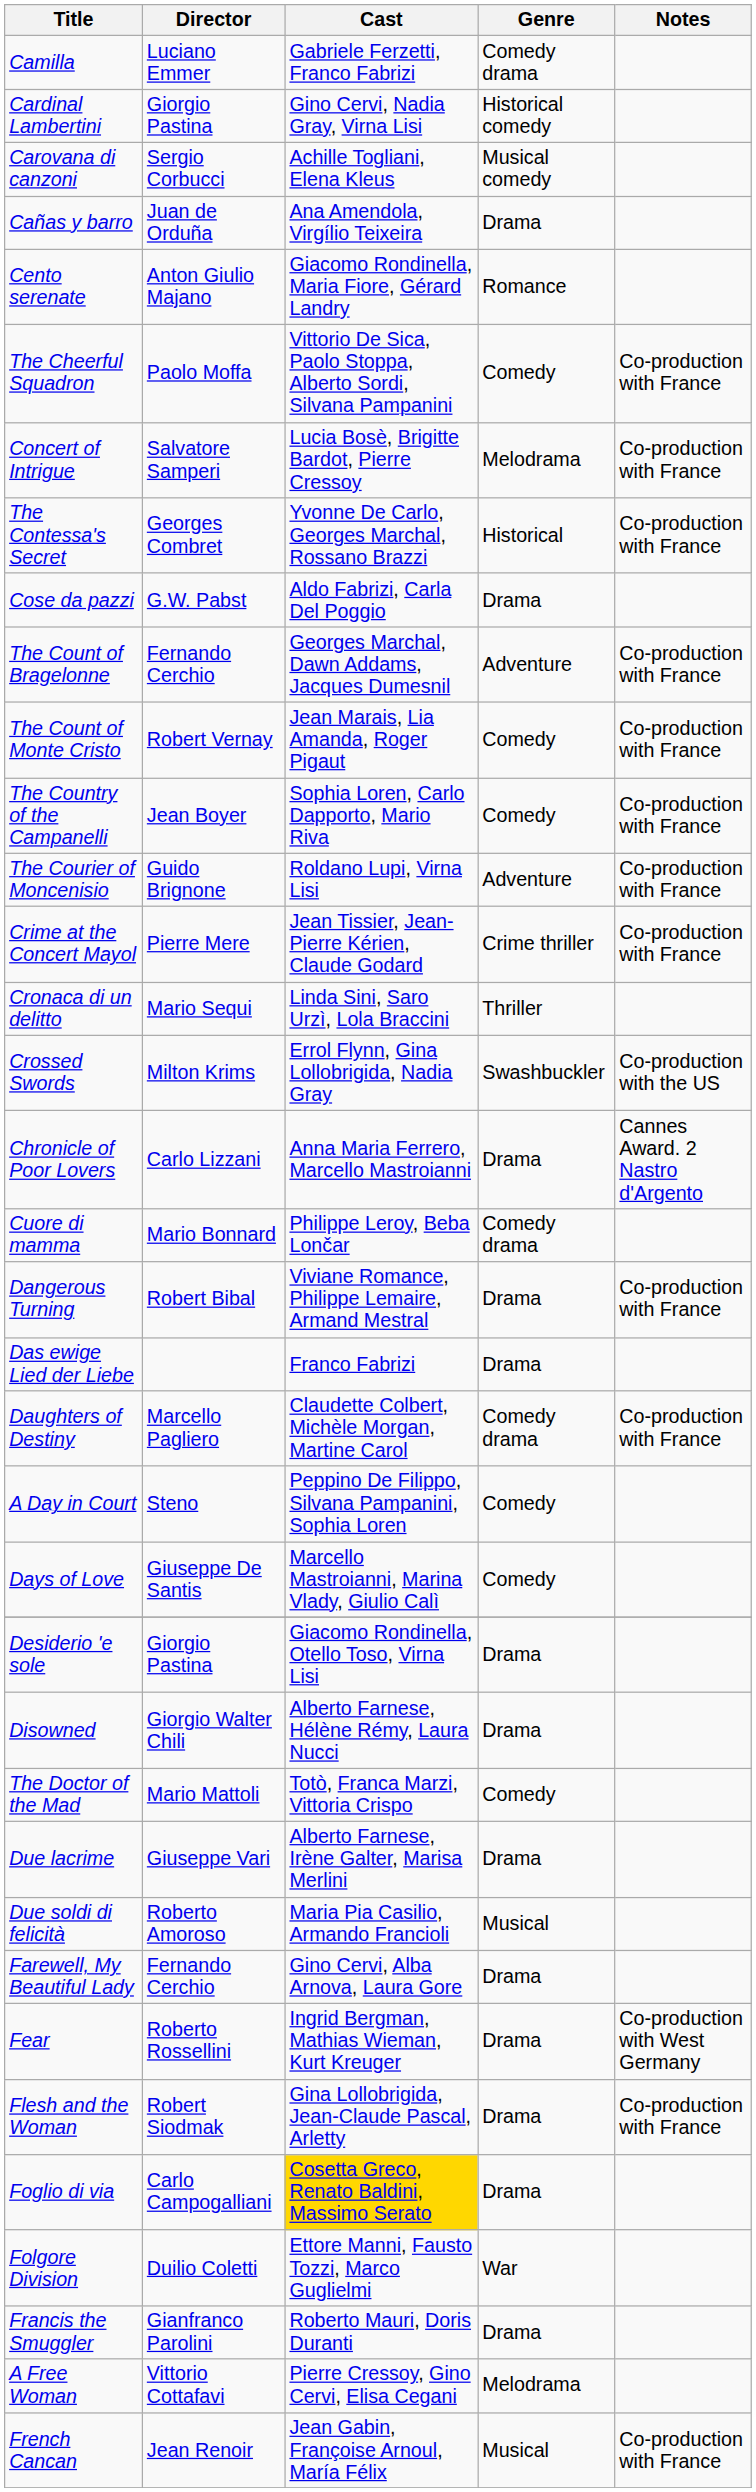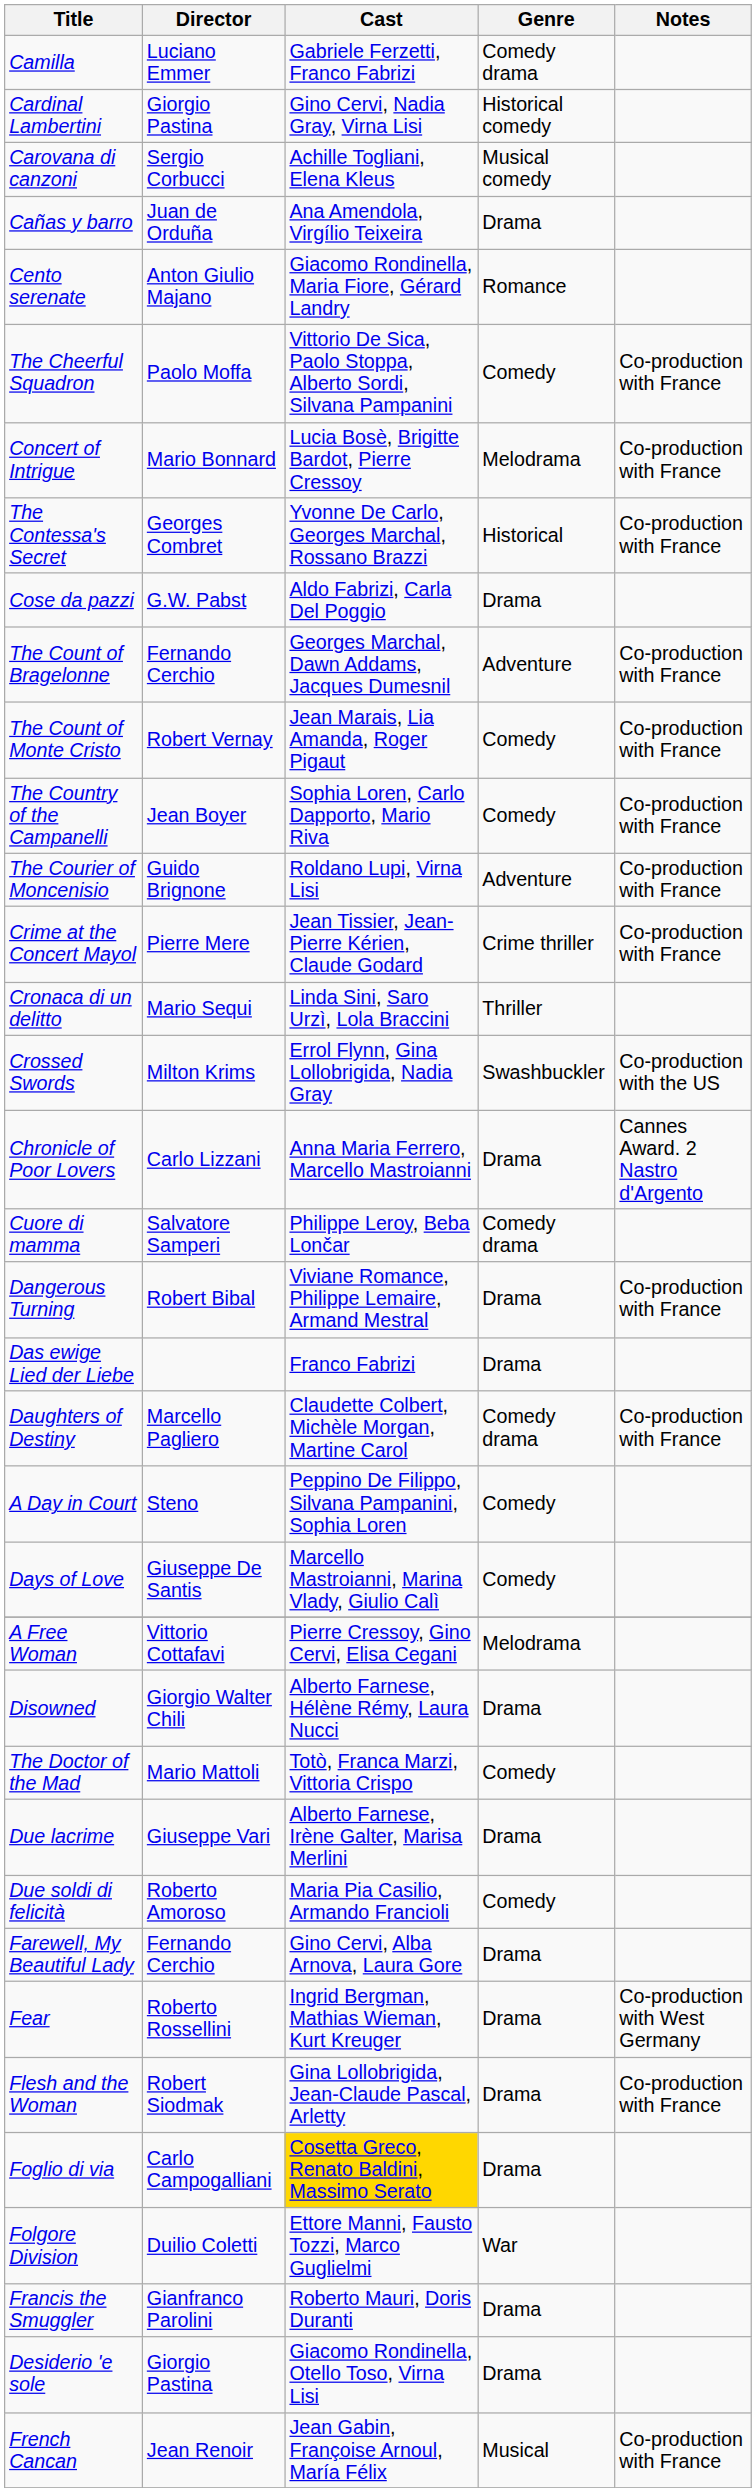(188, 459) Salvatore Samperi -> (211, 459) Mario Bonnard
(211, 1235) Mario Bonnard -> (188, 1235) Salvatore Samperi
rows swapped: (61, 1654) <-> (43, 2385)
(516, 1923) Musical -> (519, 1901) Comedy
